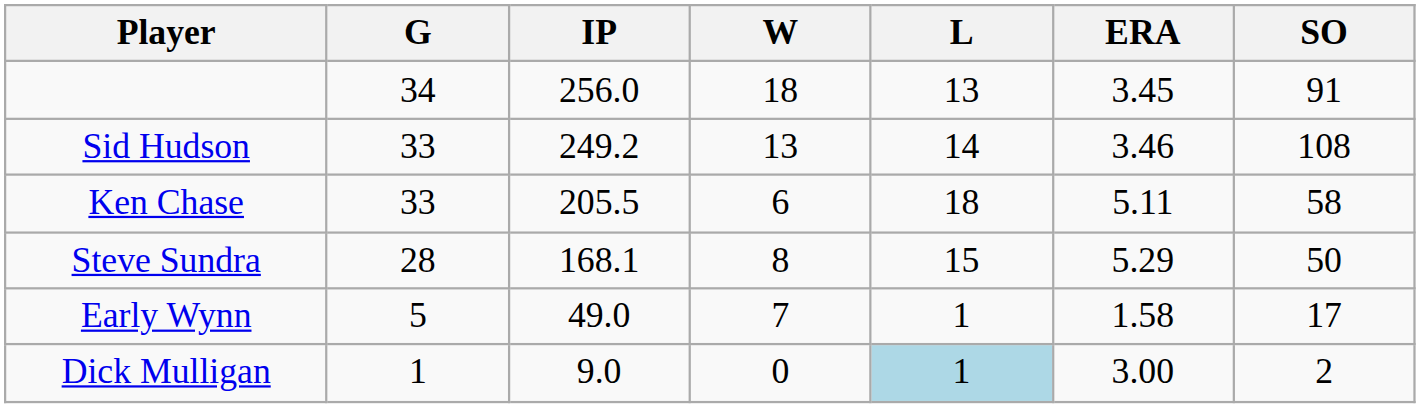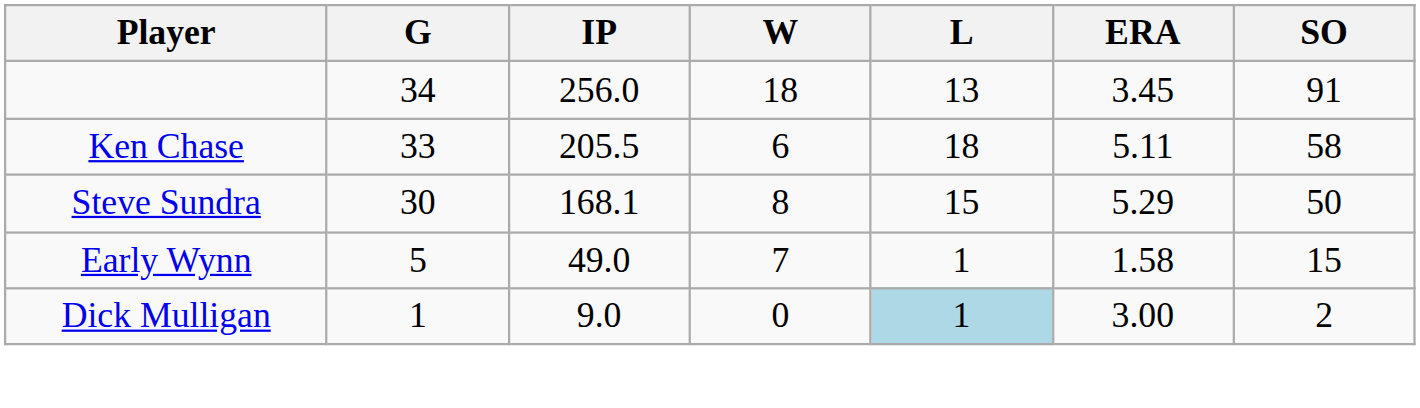- row: (166, 145)
(418, 259) 28 -> (418, 202) 30
(1324, 315) 17 -> (1324, 259) 15
